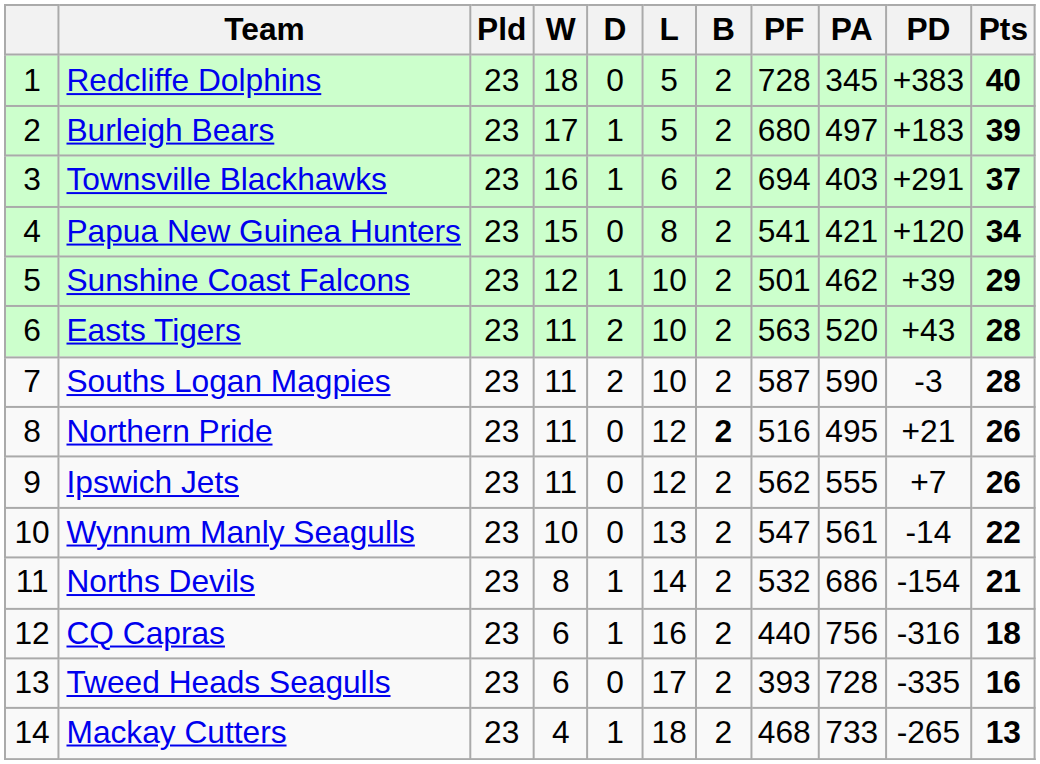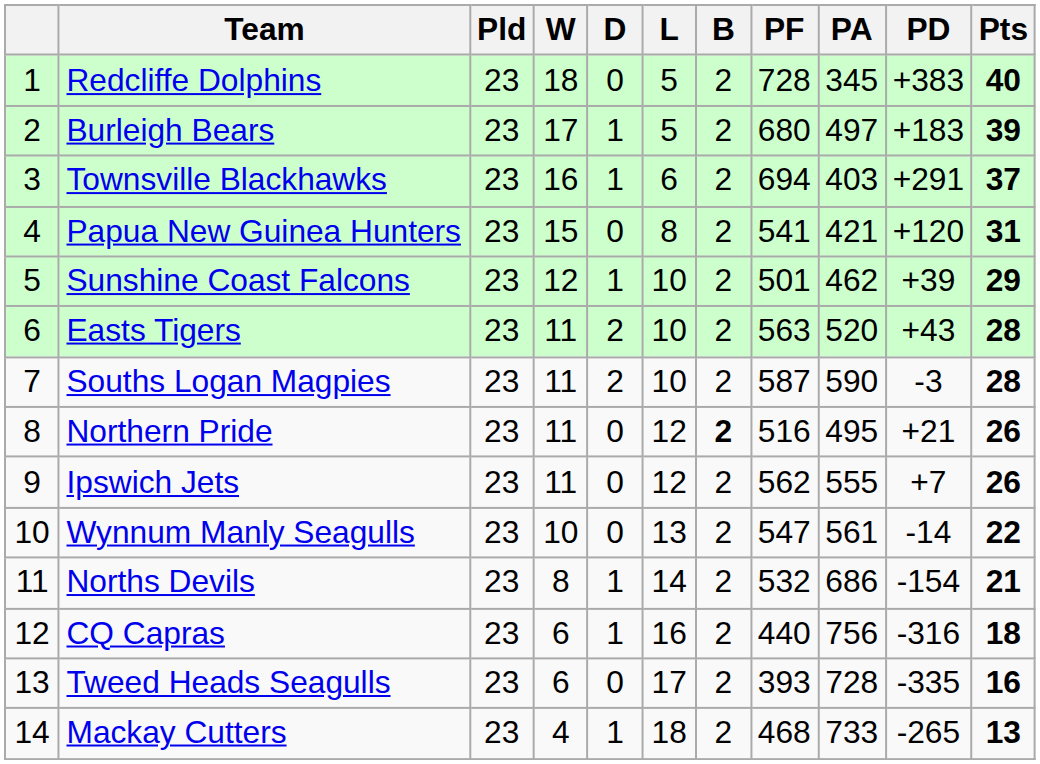(1003, 230) 34 -> (1003, 230) 31
